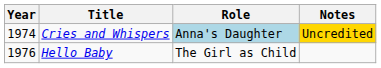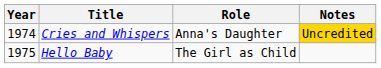(229, 33) lightblue background -> (229, 33) no background
(22, 53) 1976 -> (22, 53) 1975
